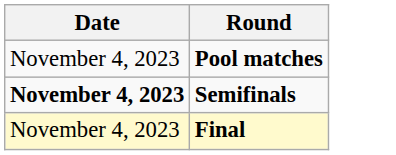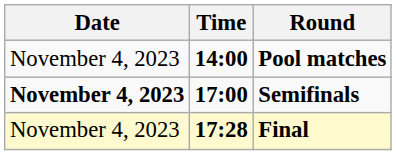+ column: (221, 22)
